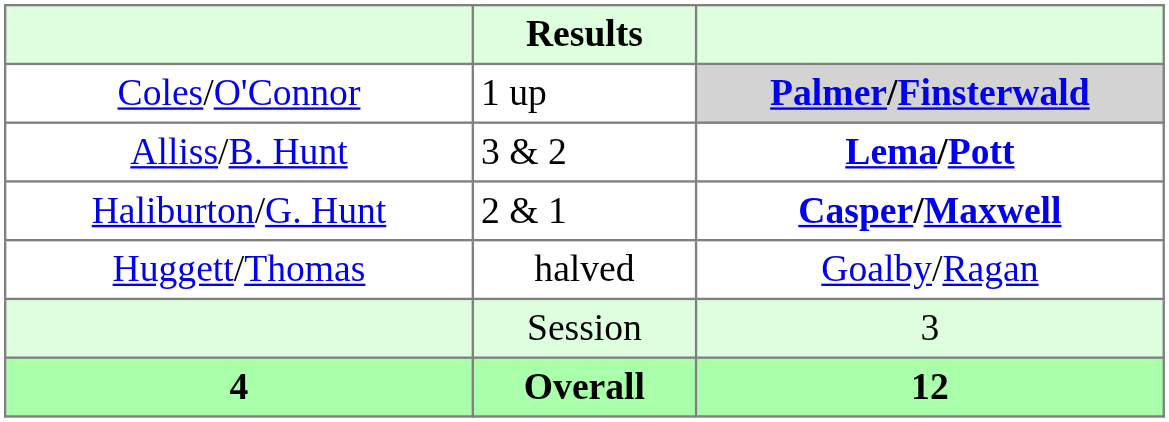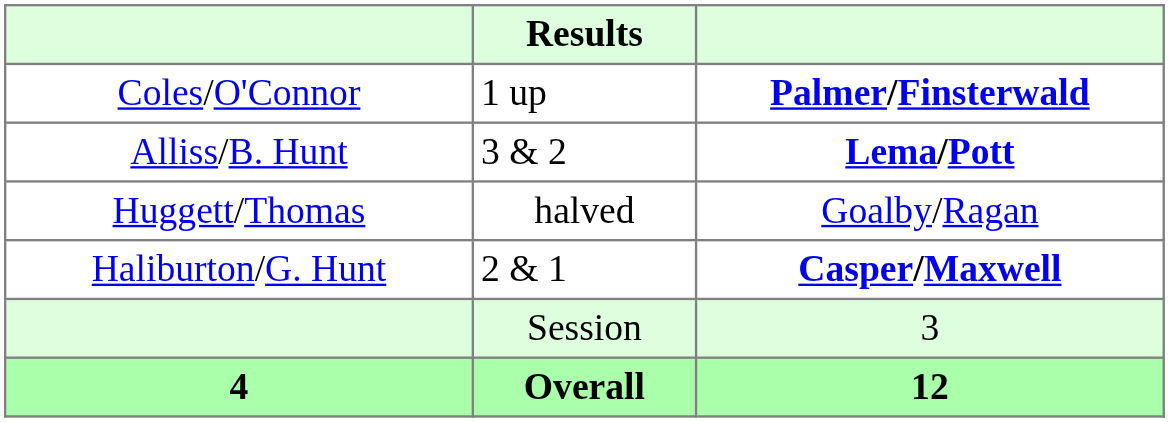(930, 92) lightgrey background -> (930, 92) no background
rows swapped: (239, 210) <-> (239, 268)
